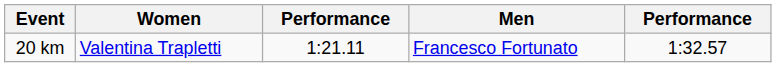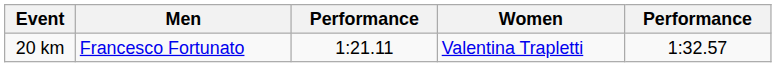columns swapped: (516, 19) <-> (169, 19)
